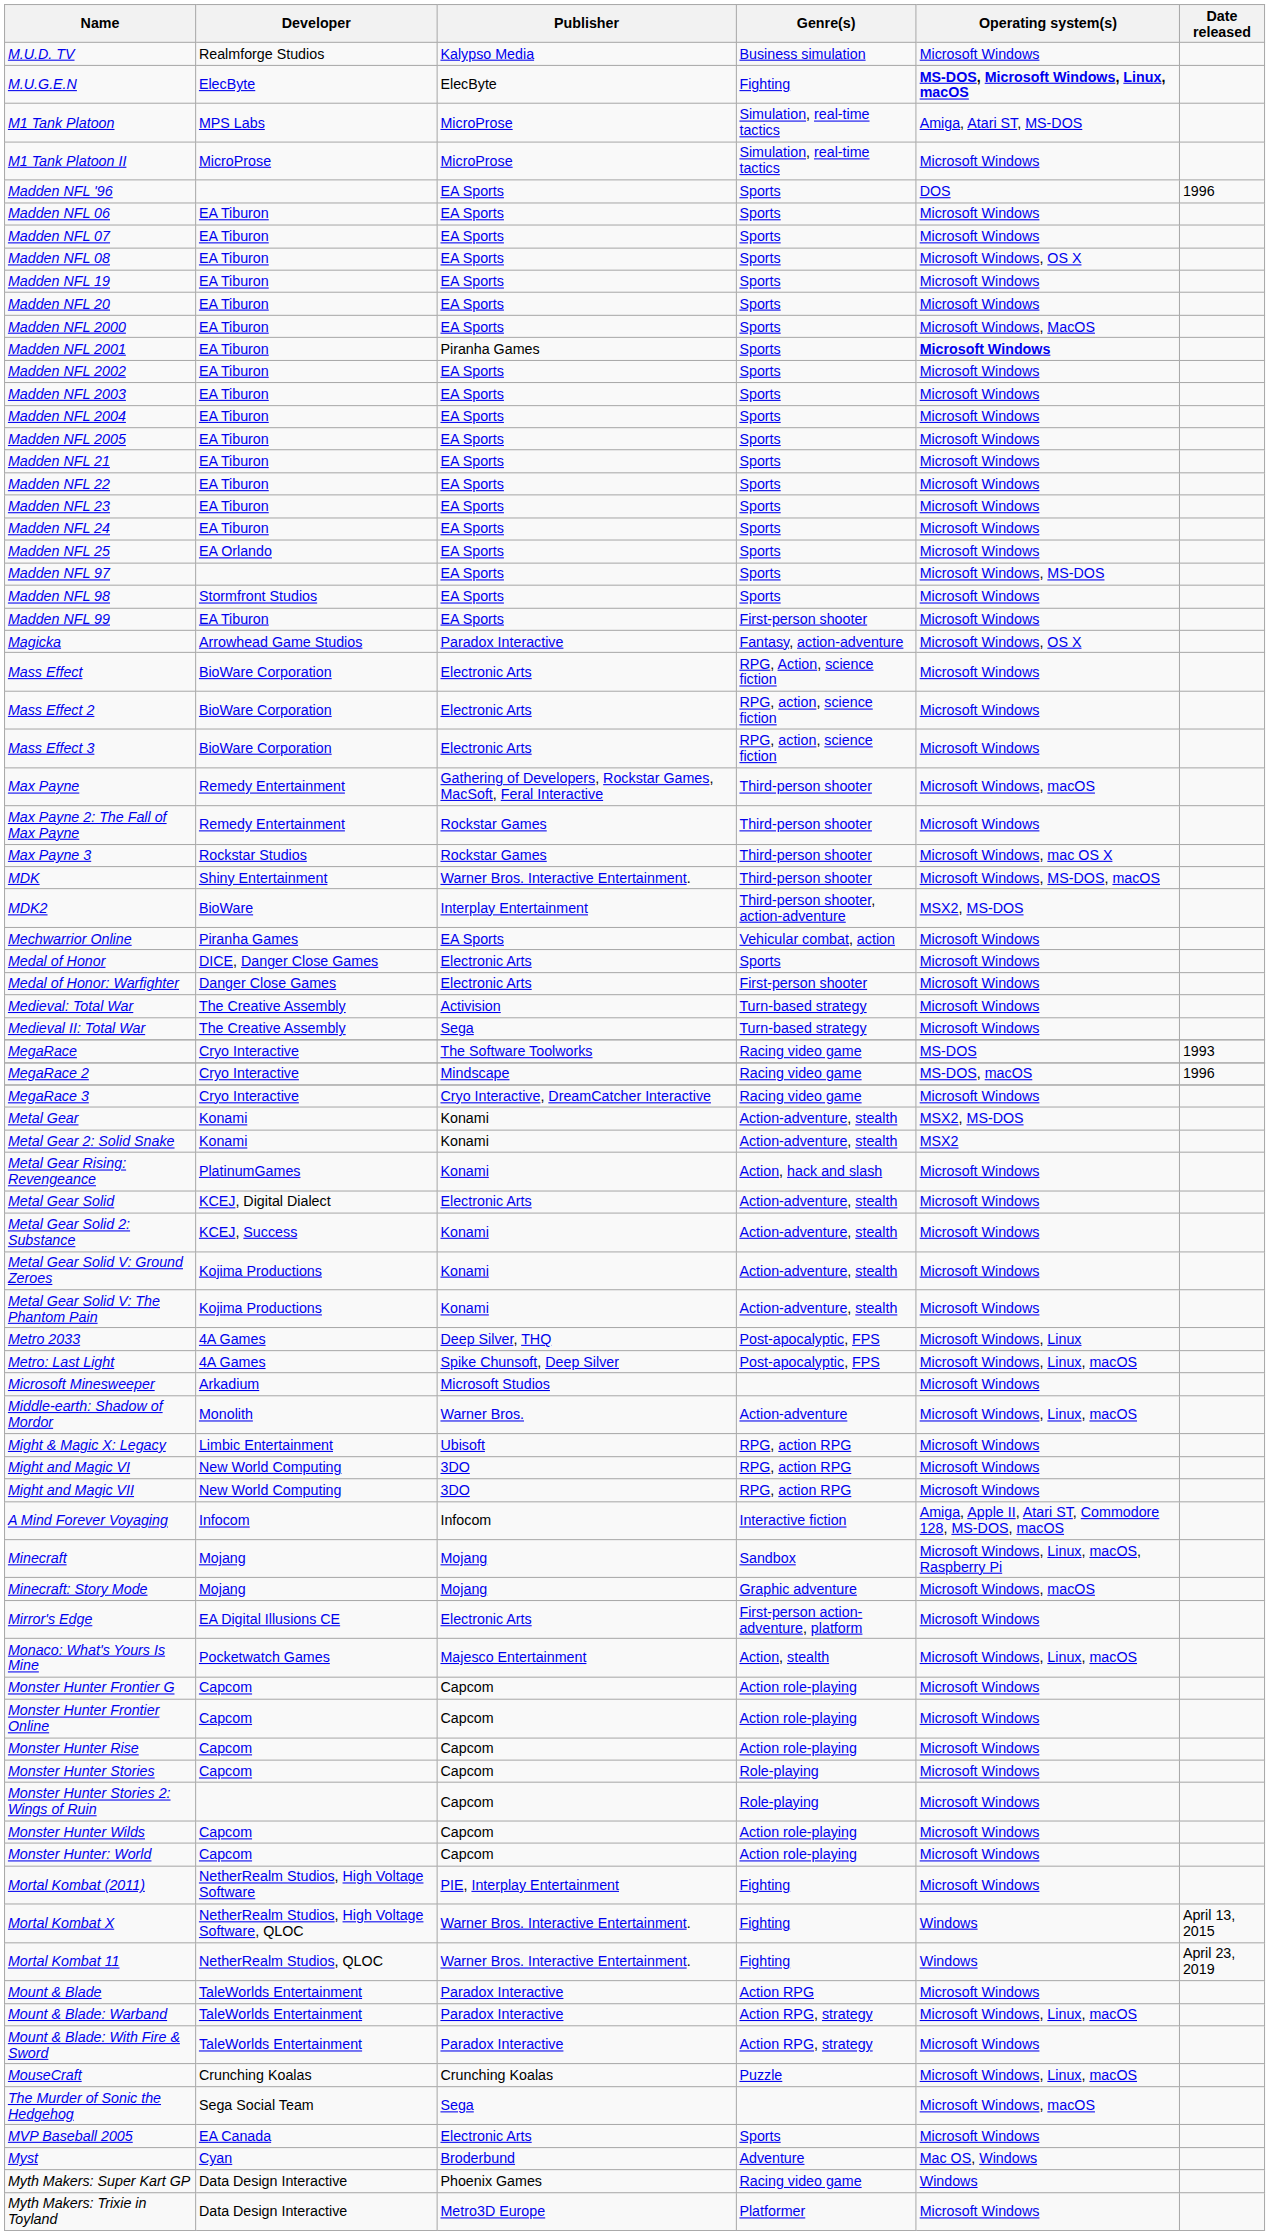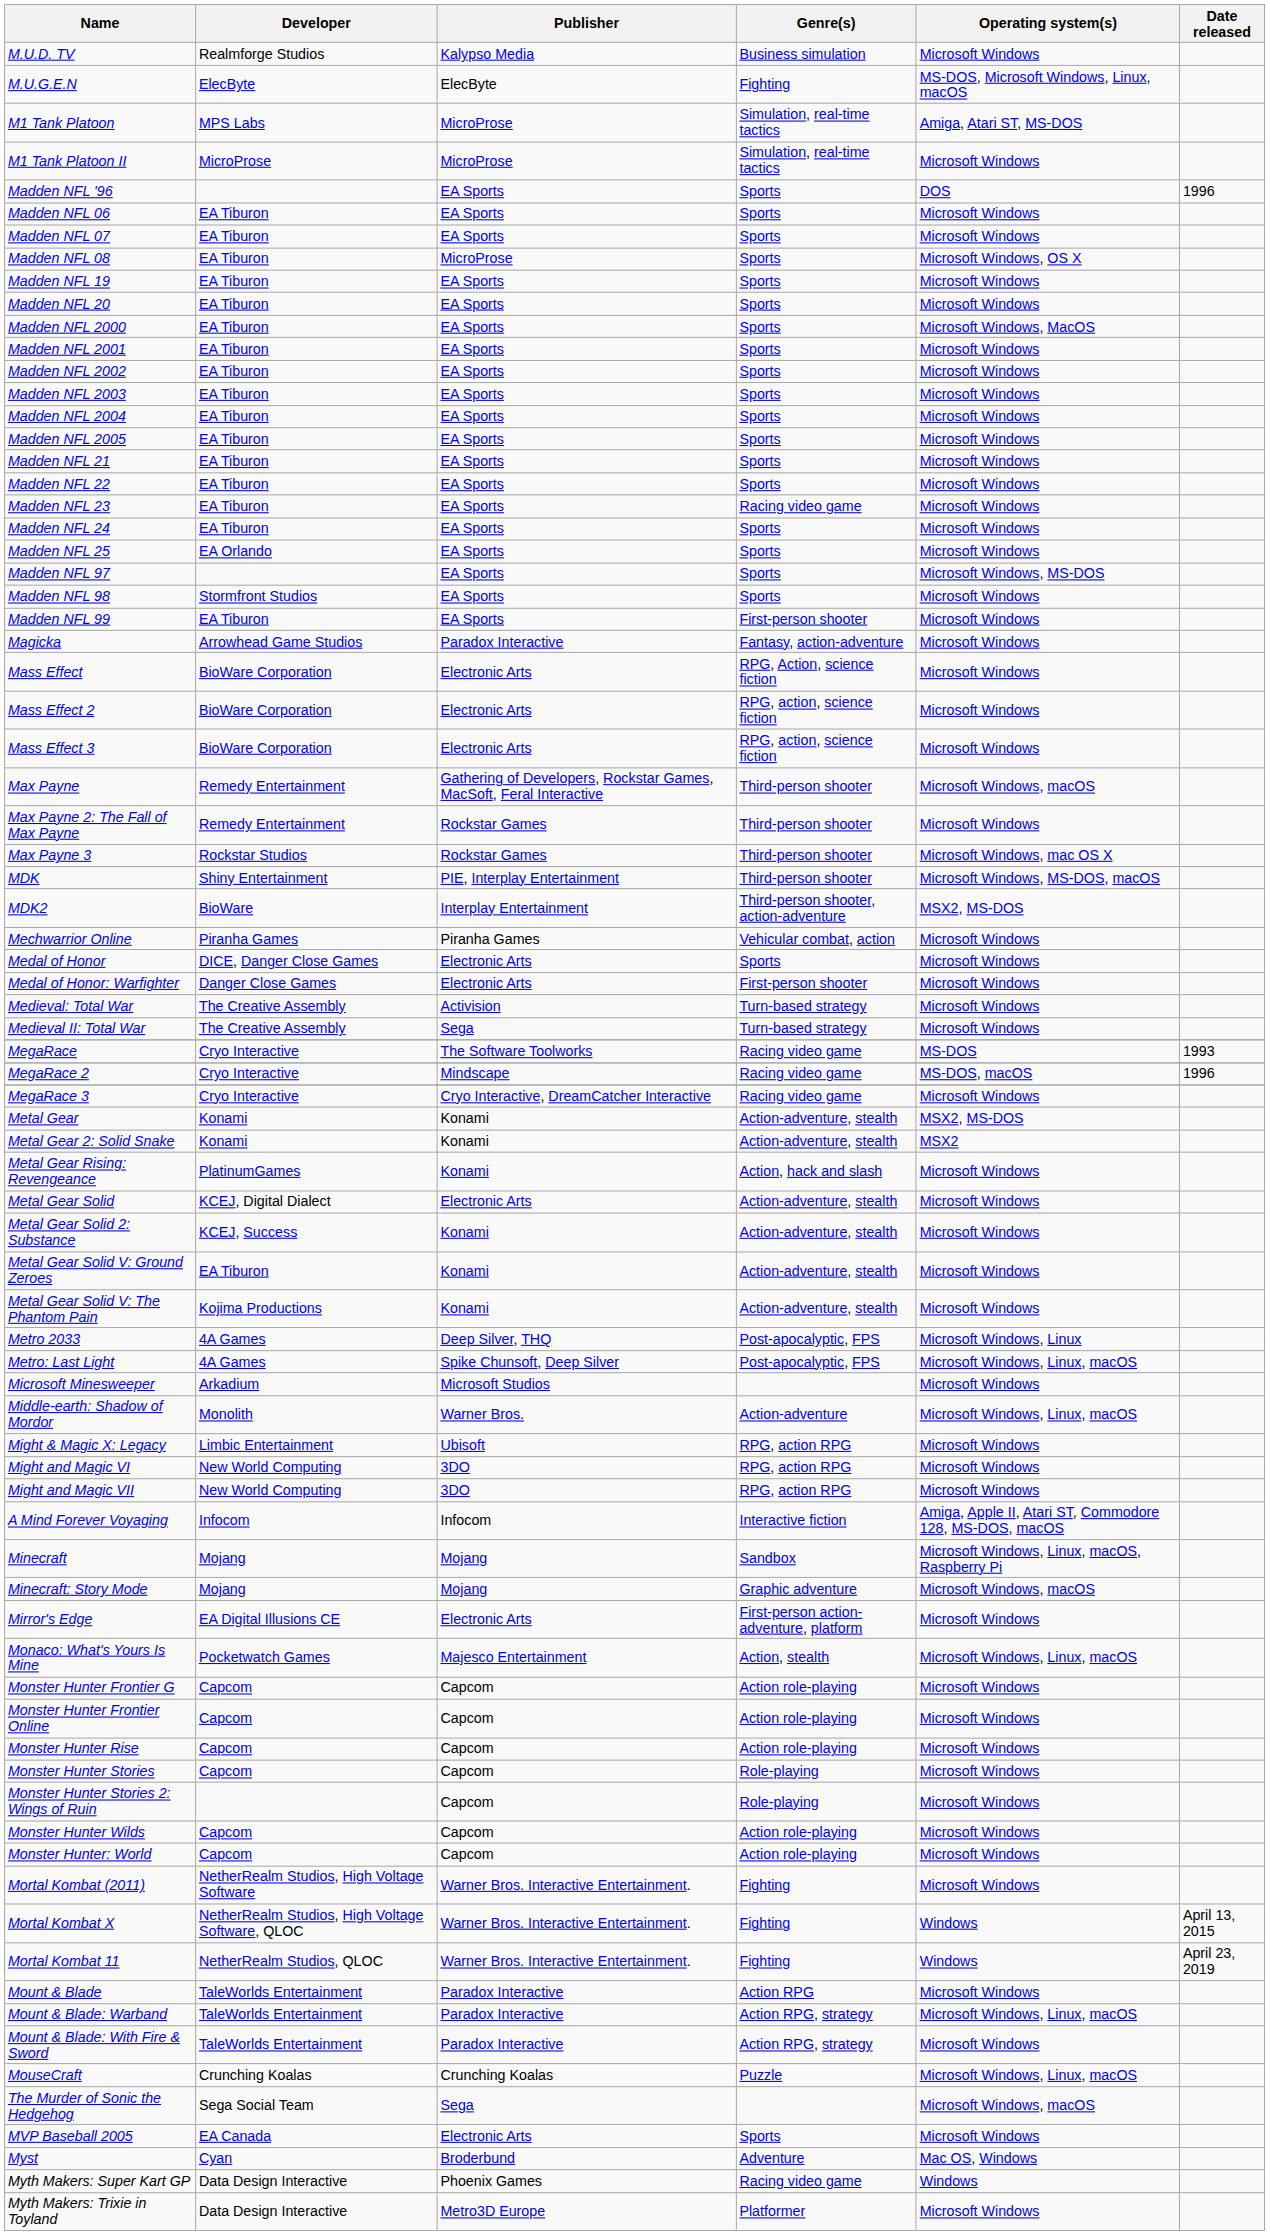(1043, 84) bold -> (1035, 84) normal
(472, 258) EA Sports -> (477, 258) MicroProse
(490, 348) Piranha Games -> (472, 348) EA Sports
(985, 348) bold -> (980, 348) normal
(760, 506) Sports -> (801, 506) Racing video game
(1001, 641) Microsoft Windows, OS X -> (980, 641) Microsoft Windows
(566, 877) Warner Bros. Interactive Entertainment. -> (530, 877) PIE, Interplay Entertainment
(472, 938) EA Sports -> (490, 938) Piranha Games
(260, 1270) Kojima Productions -> (234, 1270) EA Tiburon
(530, 1885) PIE, Interplay Entertainment -> (566, 1885) Warner Bros. Interactive Entertainment.
